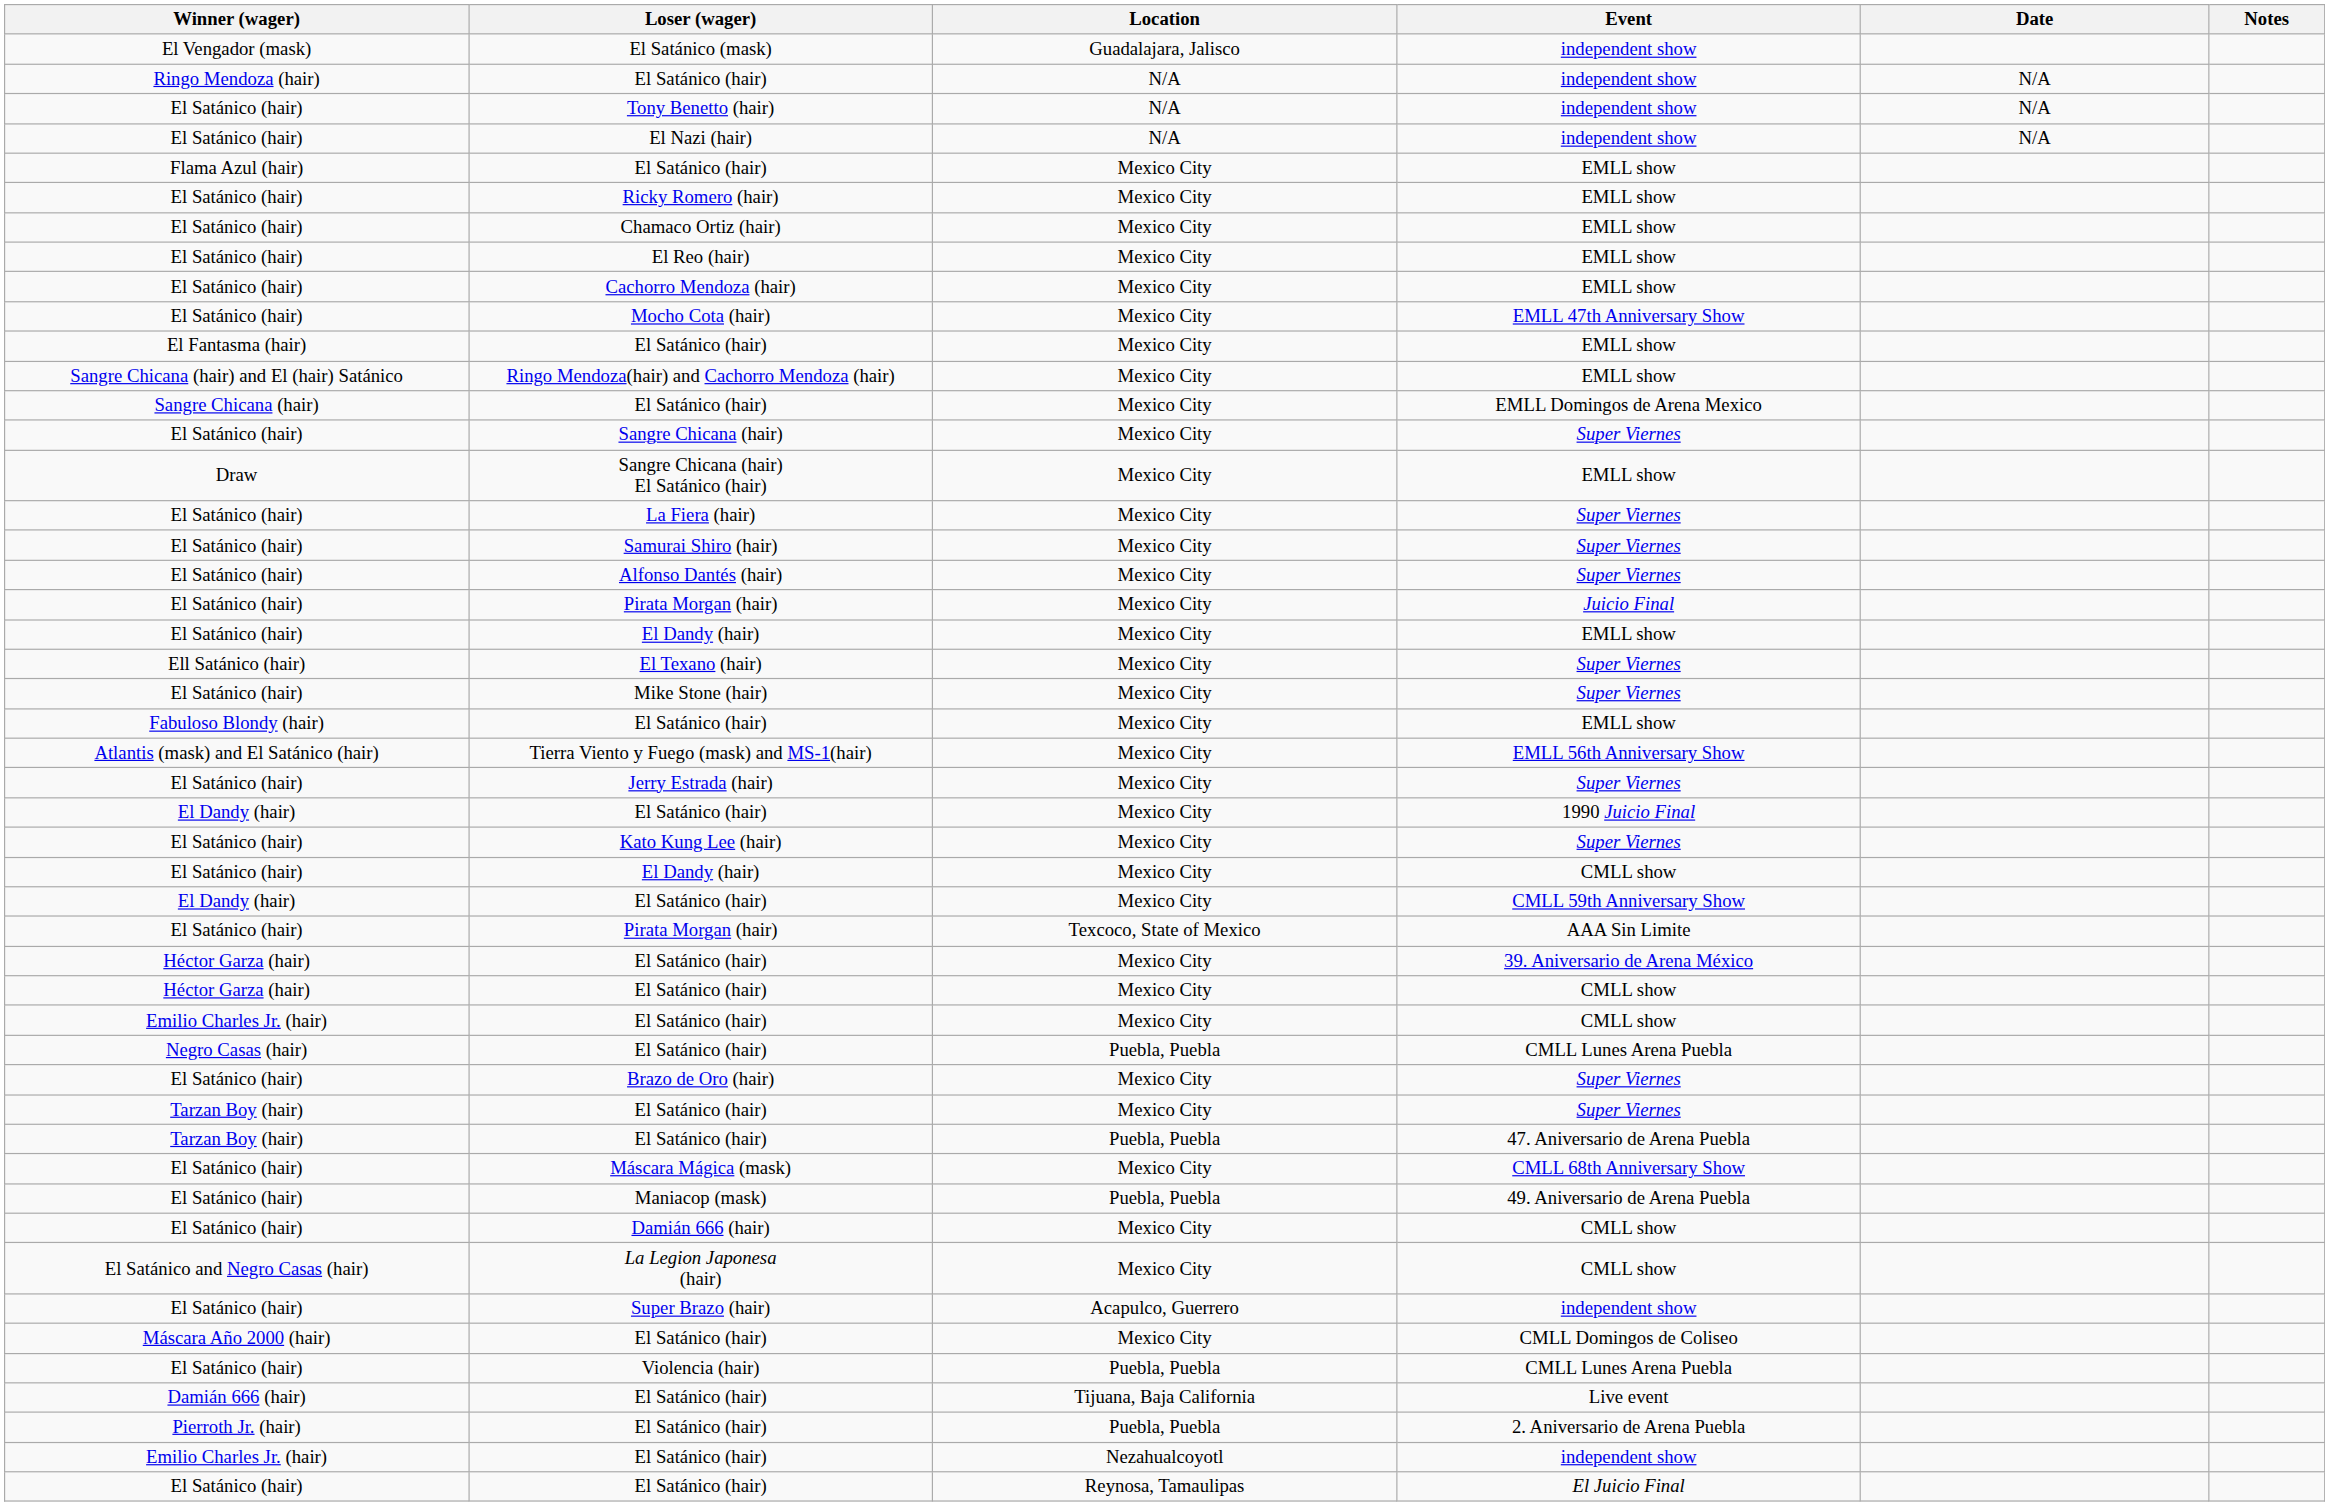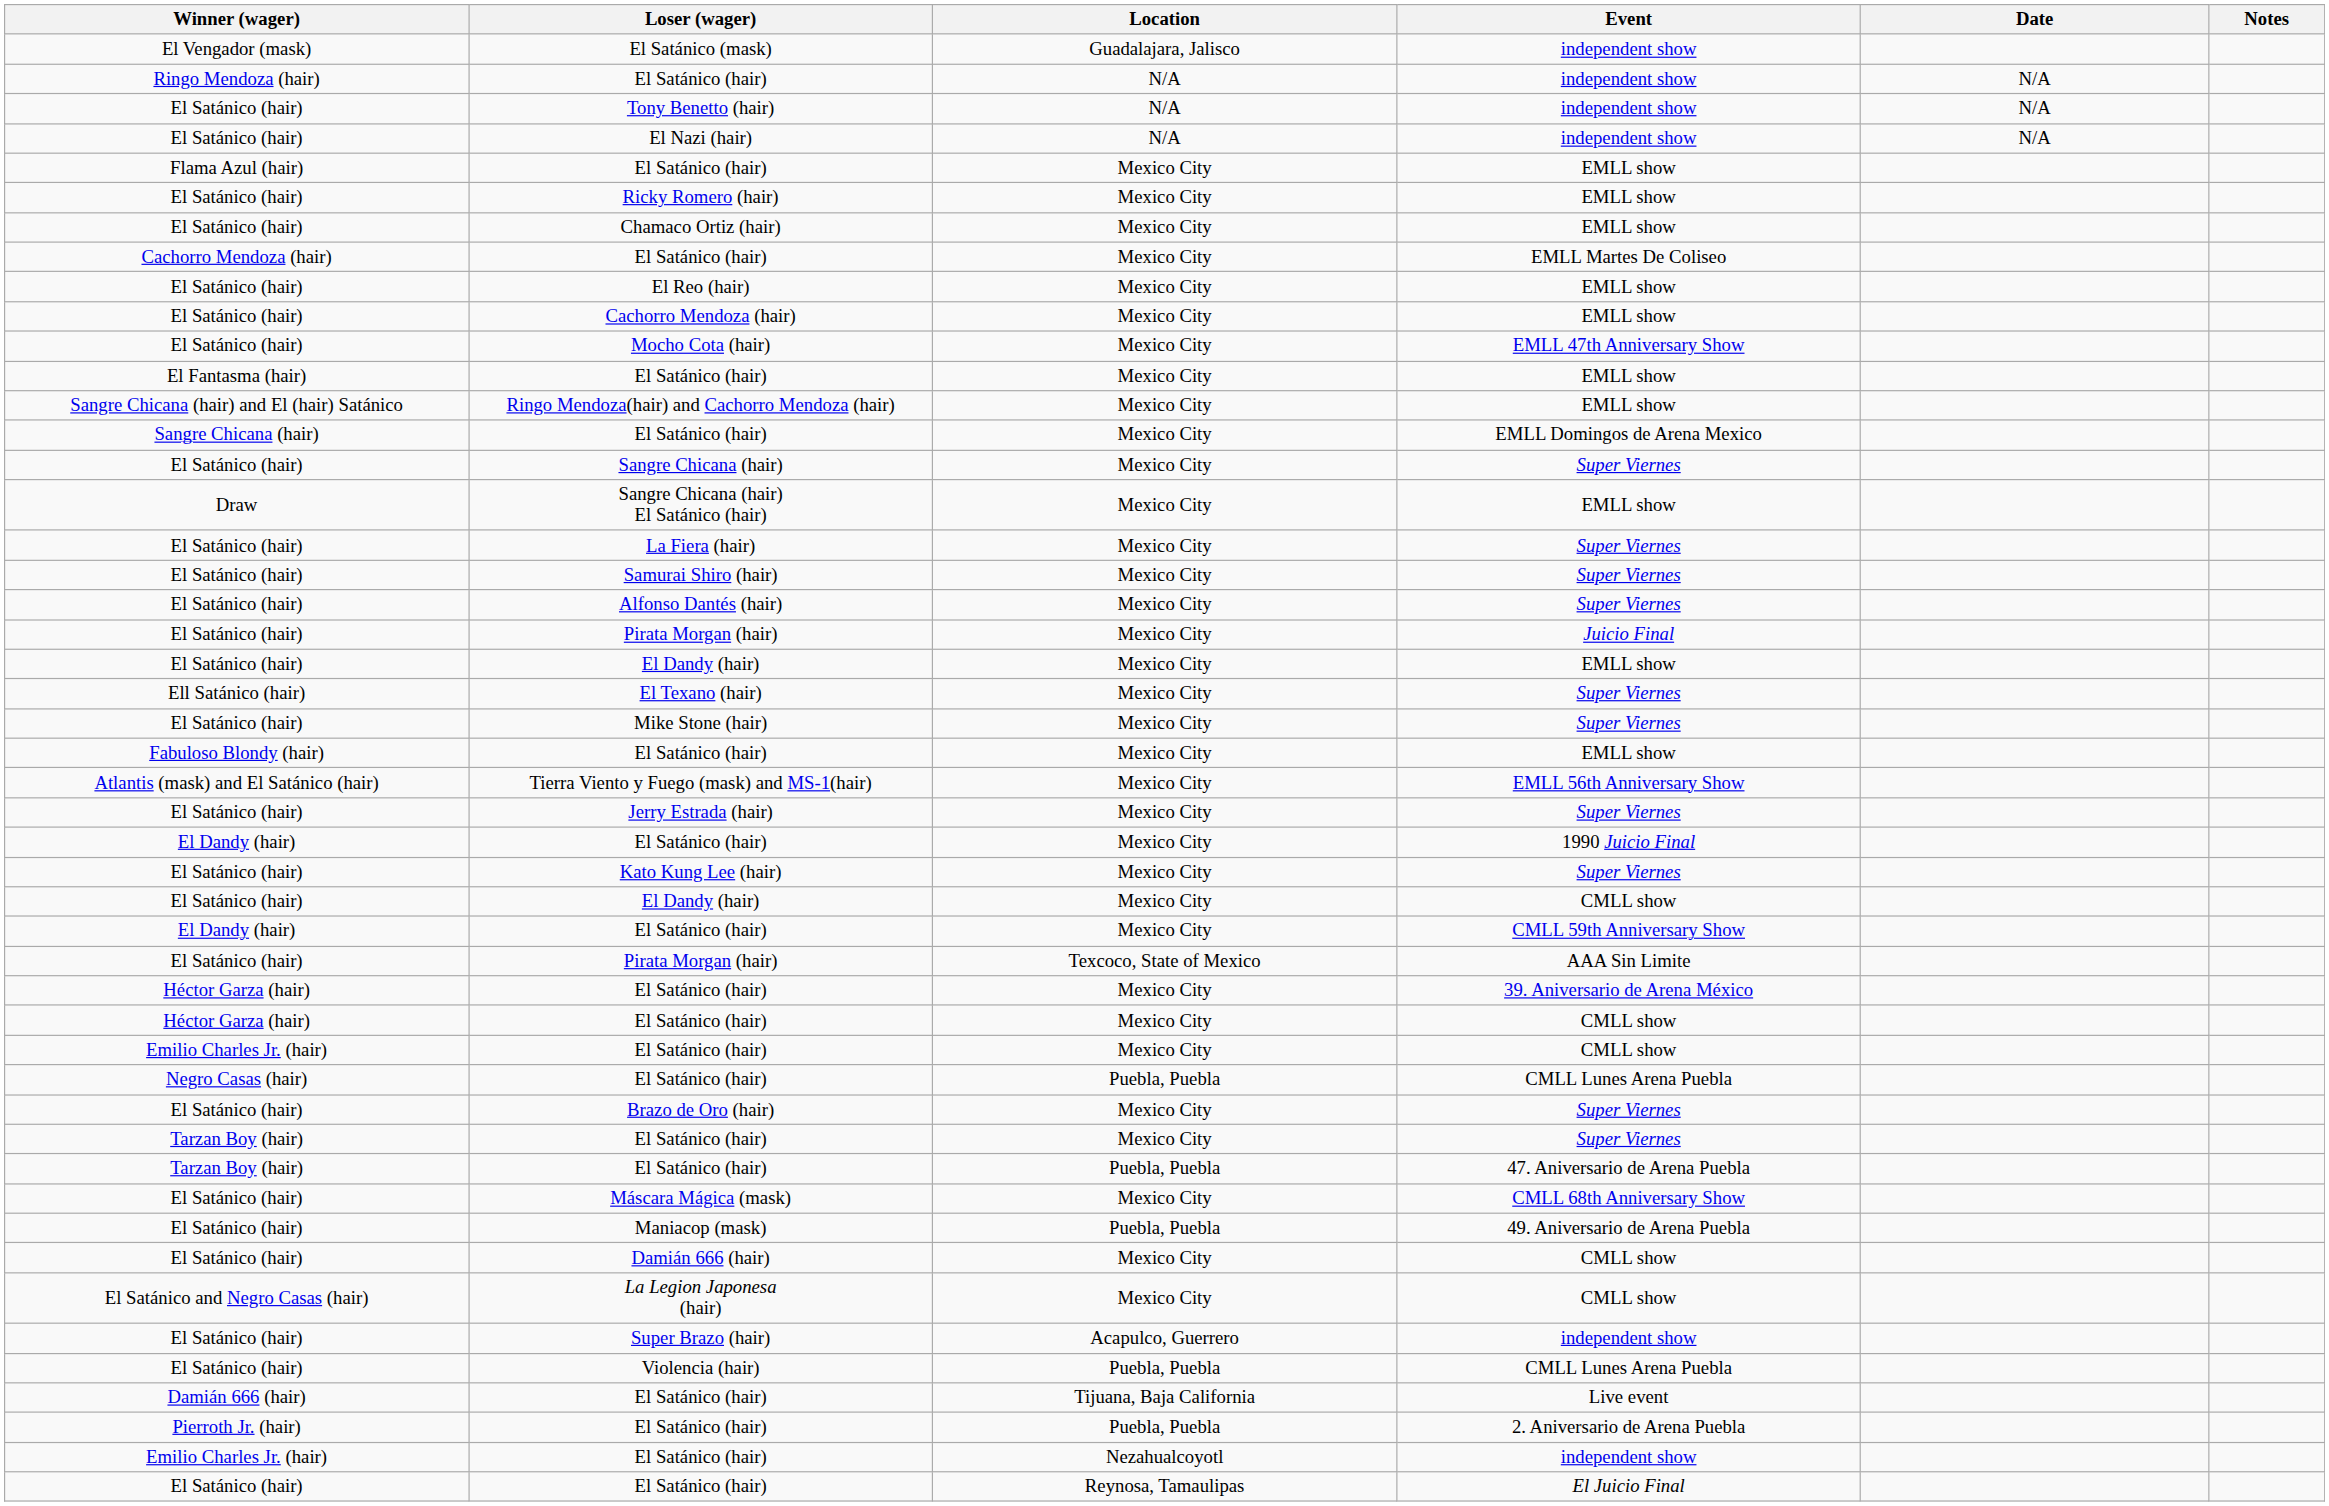+ row: (701, 256)
- row: (701, 1338)
